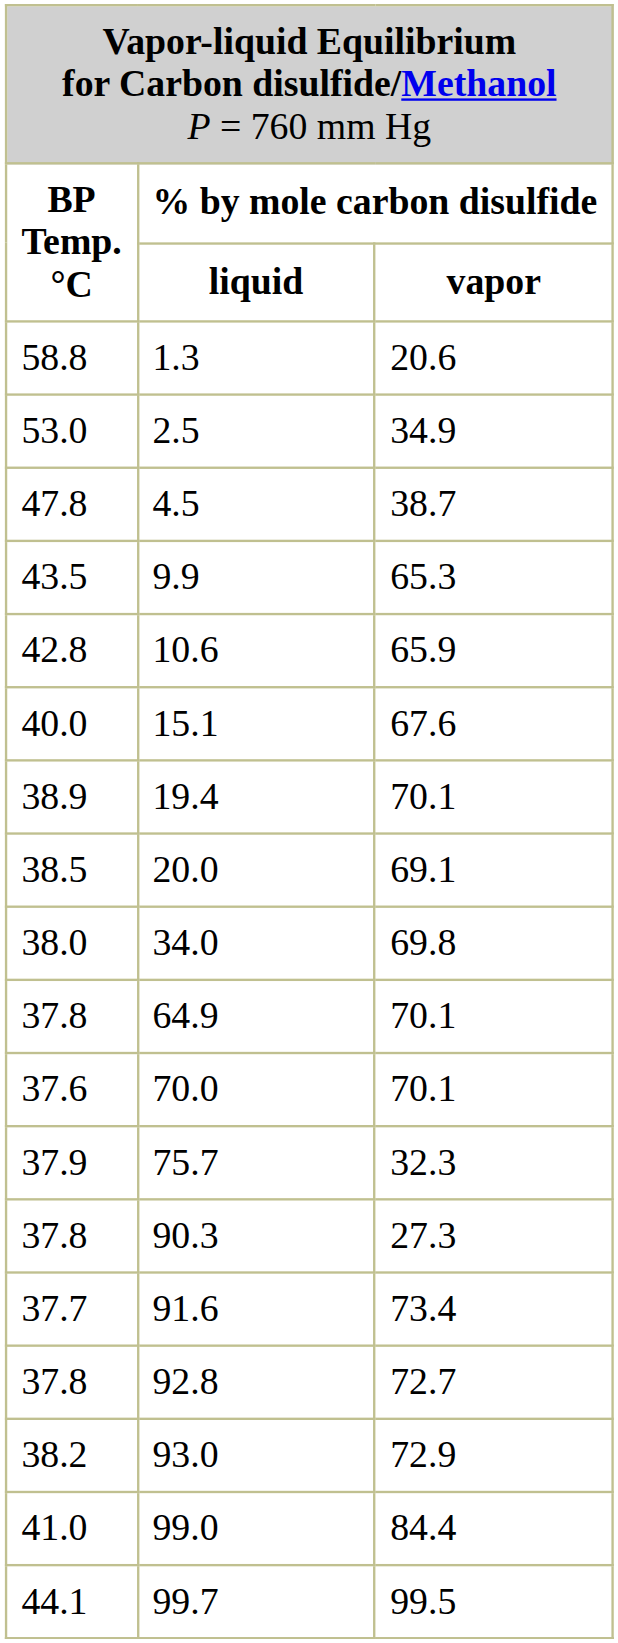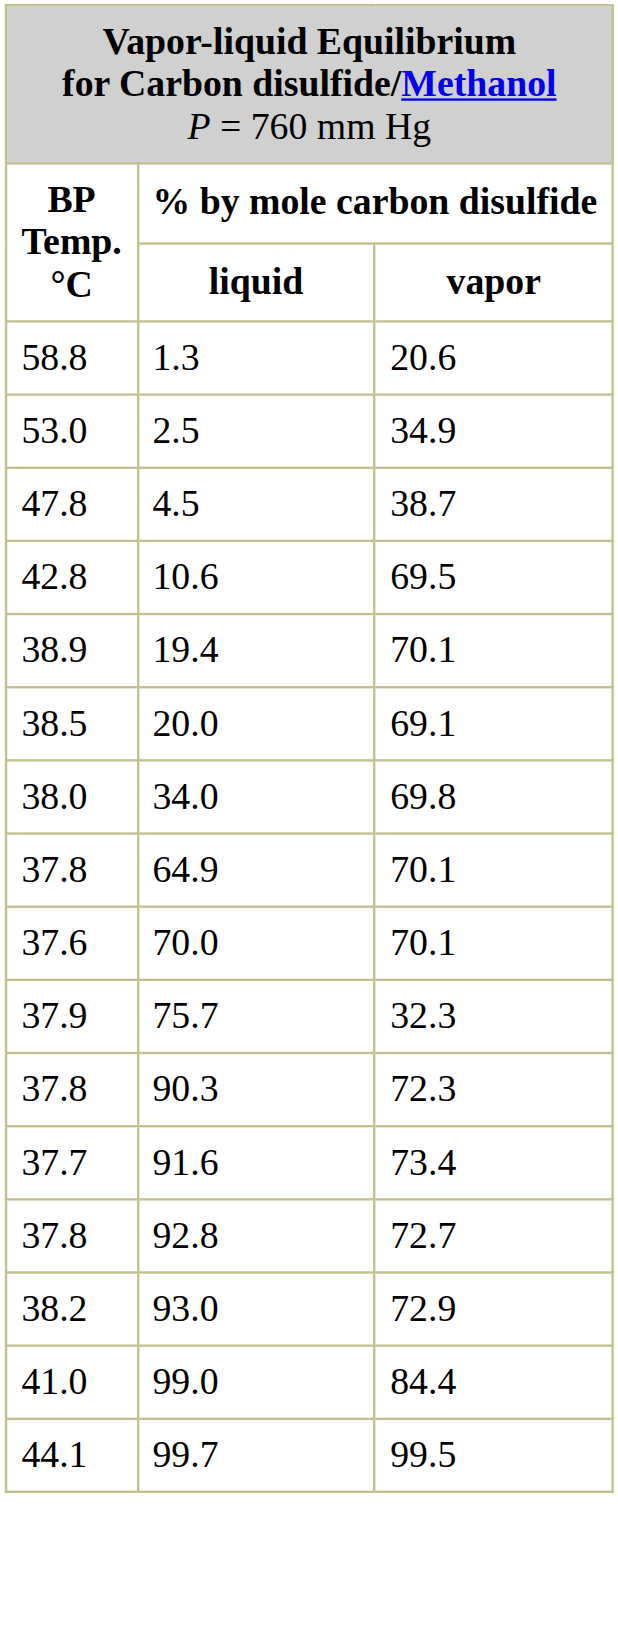- row: (176, 576)
(423, 649) 65.9 -> (423, 576) 69.5
- row: (185, 723)
(423, 1235) 27.3 -> (423, 1088) 72.3
